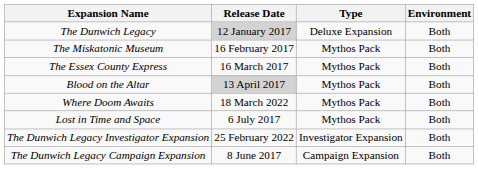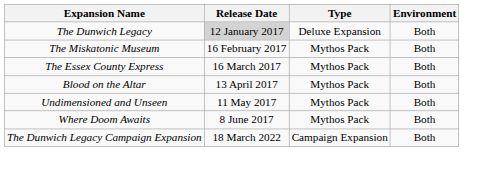(254, 84) lightgrey background -> (247, 84) no background
+ row: (104, 102)
(254, 102) 18 March 2022 -> (247, 119) 8 June 2017
- row: (108, 119)
- row: (108, 137)
(254, 155) 8 June 2017 -> (247, 137) 18 March 2022
